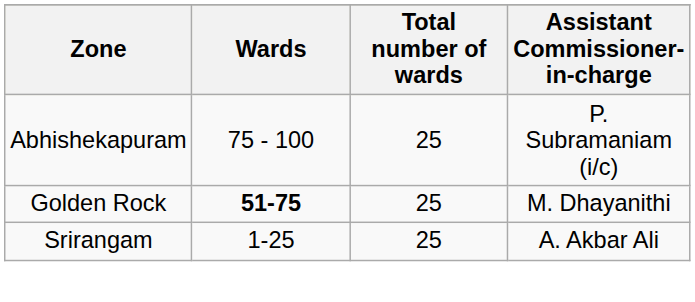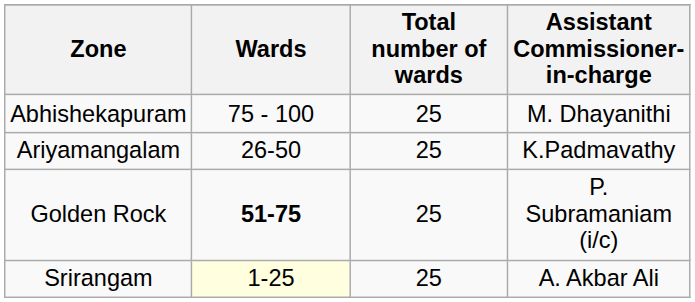(599, 139) P. Subramaniam (i/c) -> (599, 113) M. Dhayanithi
+ row: (98, 150)
(599, 203) M. Dhayanithi -> (599, 214) P. Subramaniam (i/c)
(271, 240) no background -> (271, 278) lightyellow background
